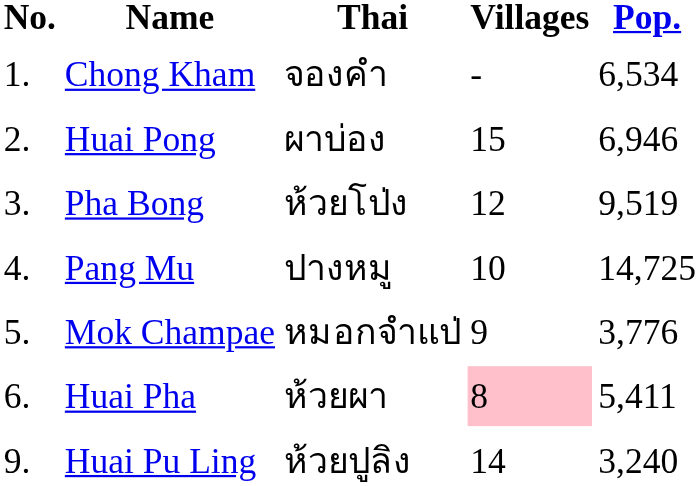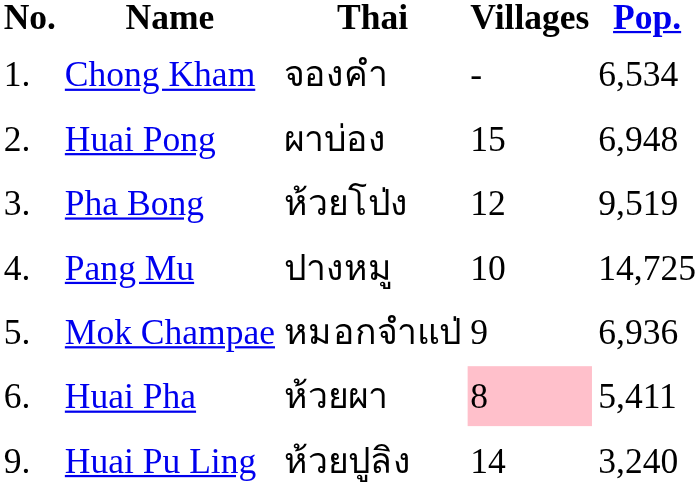(638, 138) 6,946 -> (638, 138) 6,948
(638, 331) 3,776 -> (638, 331) 6,936
